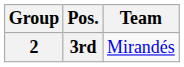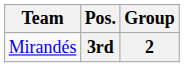columns swapped: (34, 18) <-> (141, 18)
